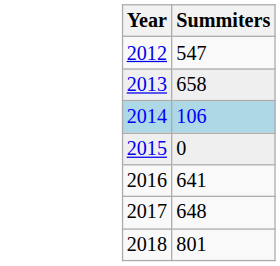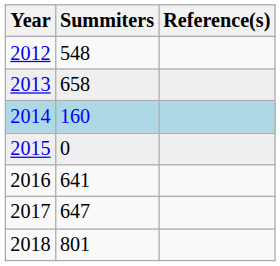+ column: (217, 20)
(191, 52) 547 -> (75, 52) 548
(191, 116) 106 -> (75, 116) 160
(191, 212) 648 -> (75, 212) 647
